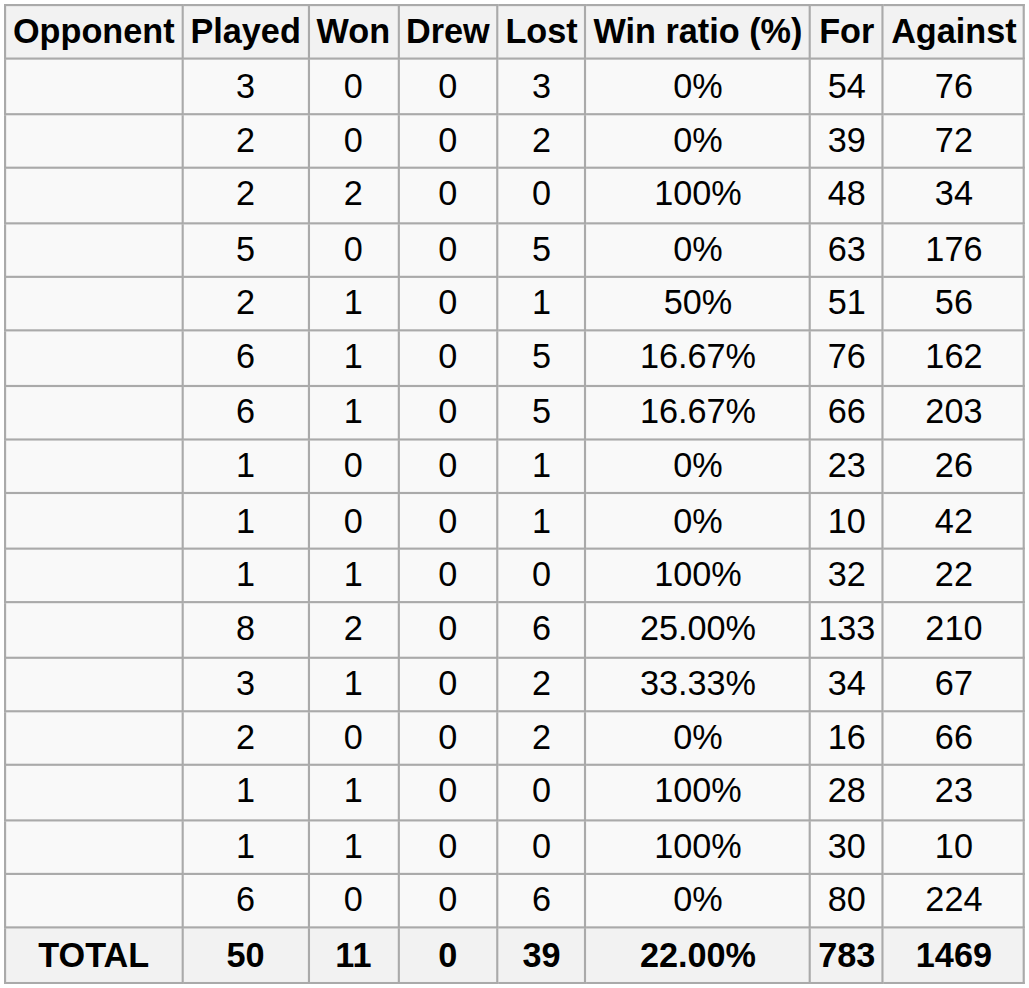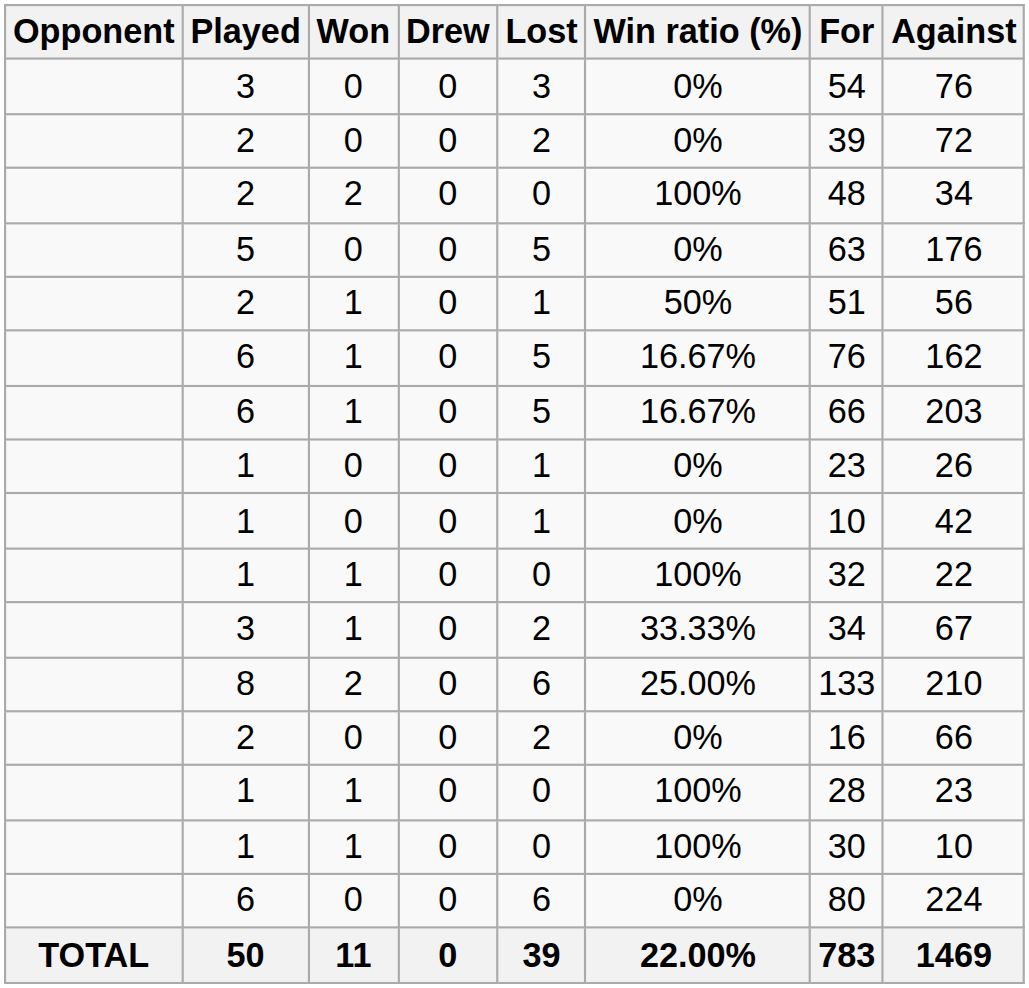rows swapped: (246, 683) <-> (246, 628)
